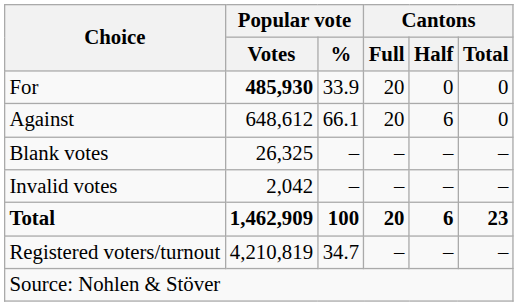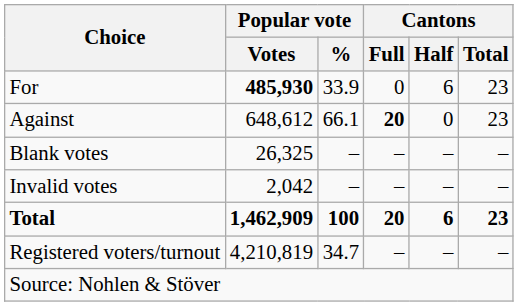(394, 86) 20 -> (399, 86) 0
(448, 86) 0 -> (448, 86) 6
(503, 86) 0 -> (498, 86) 23
(394, 119) normal -> (394, 119) bold
(448, 119) 6 -> (448, 119) 0
(503, 119) 0 -> (498, 119) 23
